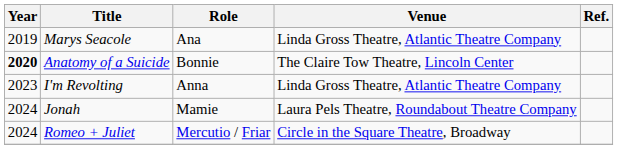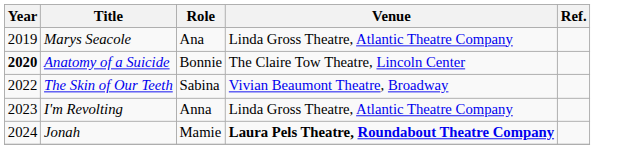+ row: (108, 86)
(427, 109) normal -> (391, 132) bold
- row: (90, 132)
